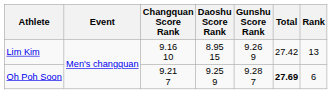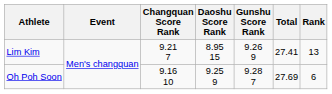(168, 52) 9.16 10 -> (168, 52) 9.21 7
(287, 52) 27.42 -> (287, 52) 27.41
(168, 77) 9.21 7 -> (168, 77) 9.16 10
(287, 77) bold -> (287, 77) normal
